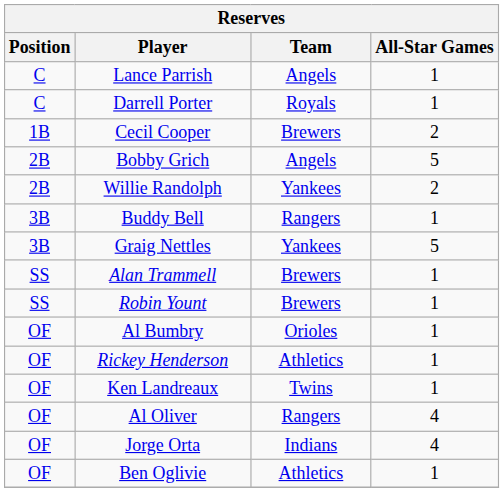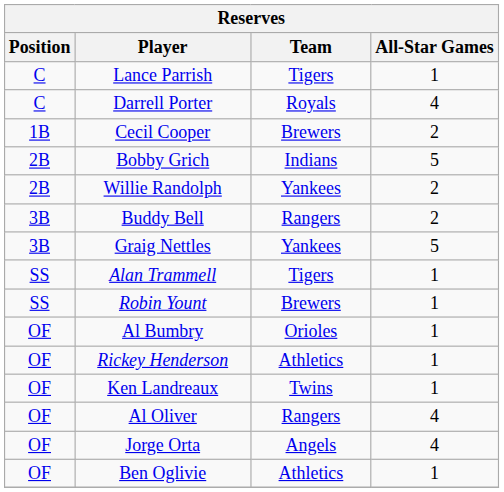(311, 75) Angels -> (311, 75) Tigers
(435, 103) 1 -> (435, 103) 4
(311, 160) Angels -> (311, 160) Indians
(435, 217) 1 -> (435, 217) 2
(311, 274) Brewers -> (311, 274) Tigers
(311, 445) Indians -> (311, 445) Angels
